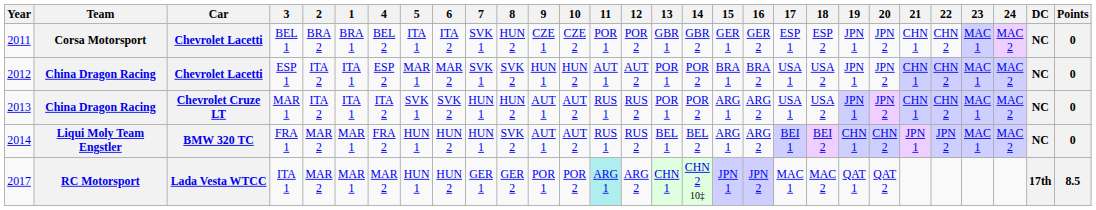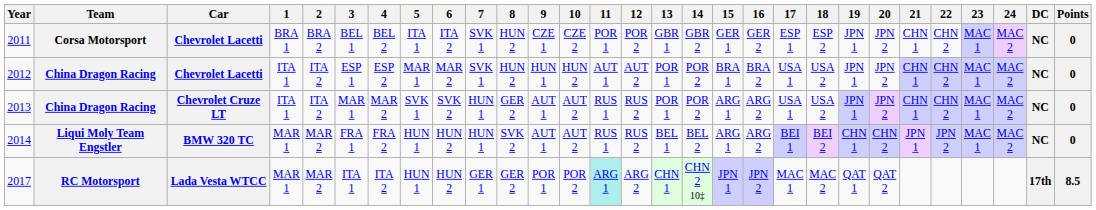columns swapped: (352, 13) <-> (286, 13)
(512, 73) SVK 2 -> (512, 73) HUN 2
(384, 107) ITA 2 -> (384, 107) MAR 2
(512, 107) HUN 2 -> (512, 107) GER 2
(384, 181) MAR 2 -> (384, 181) ITA 2
